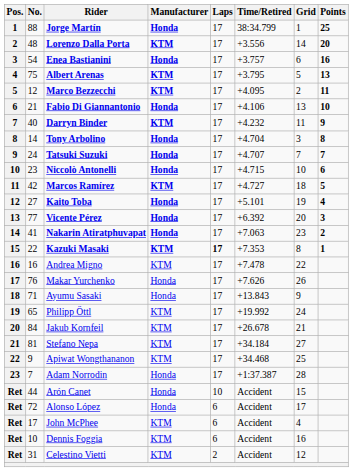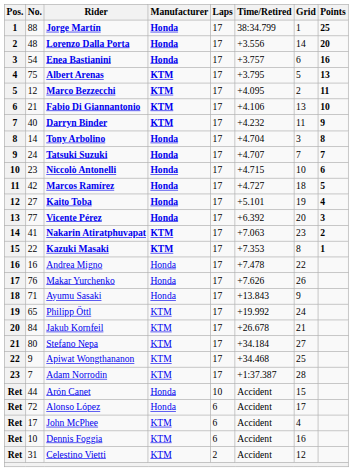(162, 44) KTM -> (164, 44) Honda
(164, 107) Honda -> (162, 107) KTM
(162, 186) KTM -> (164, 186) Honda
(164, 233) Honda -> (162, 233) KTM
(217, 249) bold -> (217, 249) normal
(161, 265) KTM -> (163, 265) Honda
(33, 344) 81 -> (33, 344) 80
(163, 375) Honda -> (161, 375) KTM
